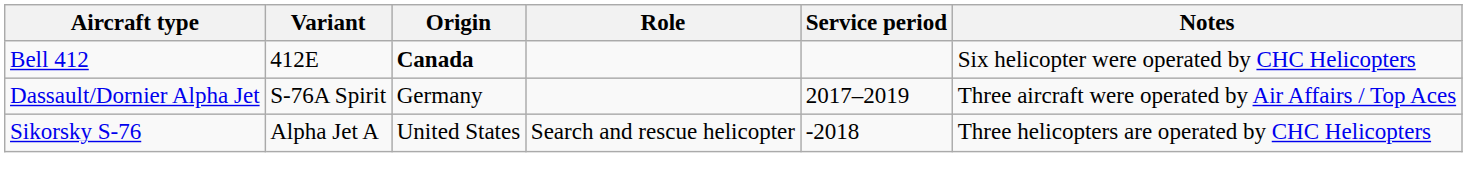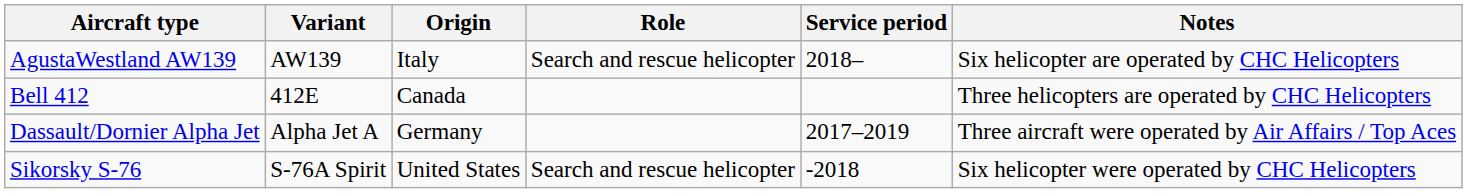+ row: (123, 59)
(435, 59) bold -> (431, 95) normal
(1187, 59) Six helicopter were operated by CHC Helicopters -> (1194, 95) Three helicopters are operated by CHC Helicopters
(328, 95) S-76A Spirit -> (325, 132) Alpha Jet A
(325, 132) Alpha Jet A -> (328, 168) S-76A Spirit
(1194, 132) Three helicopters are operated by CHC Helicopters -> (1187, 168) Six helicopter were operated by CHC Helicopters
